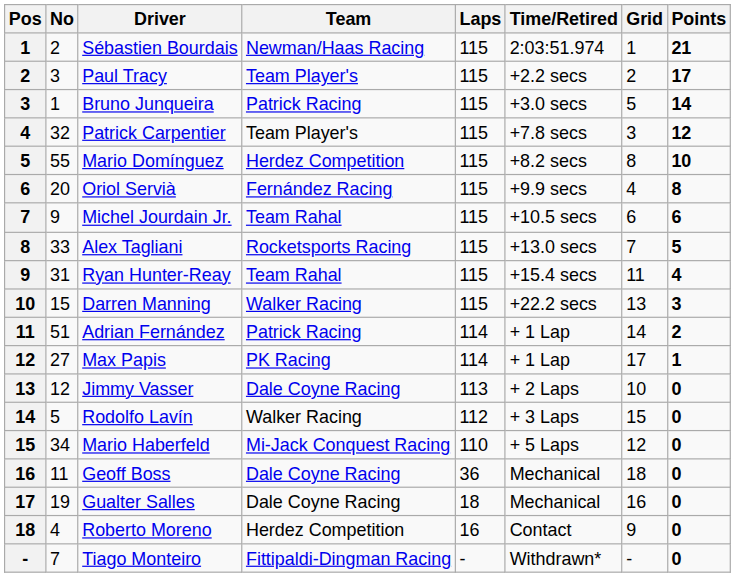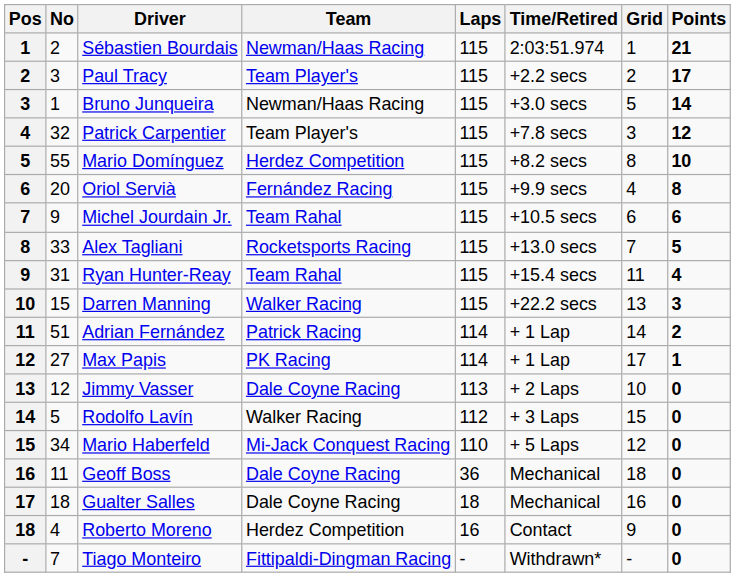(304, 104) Patrick Racing -> (335, 104) Newman/Haas Racing
(60, 502) 19 -> (60, 502) 18
